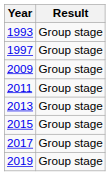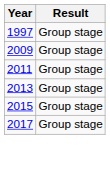- row: (20, 32)
- row: (20, 161)
